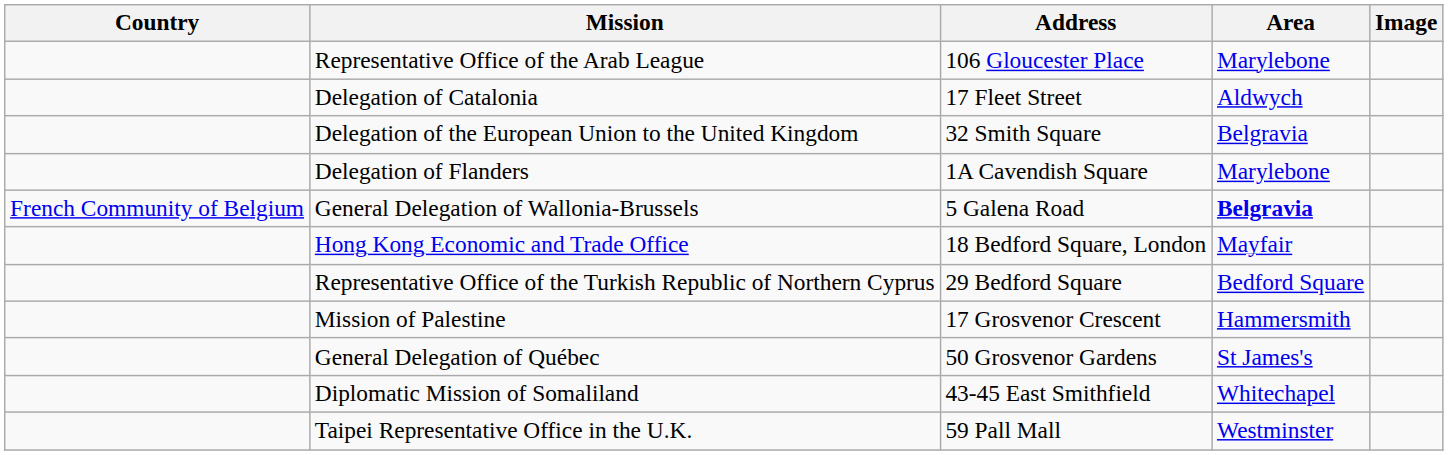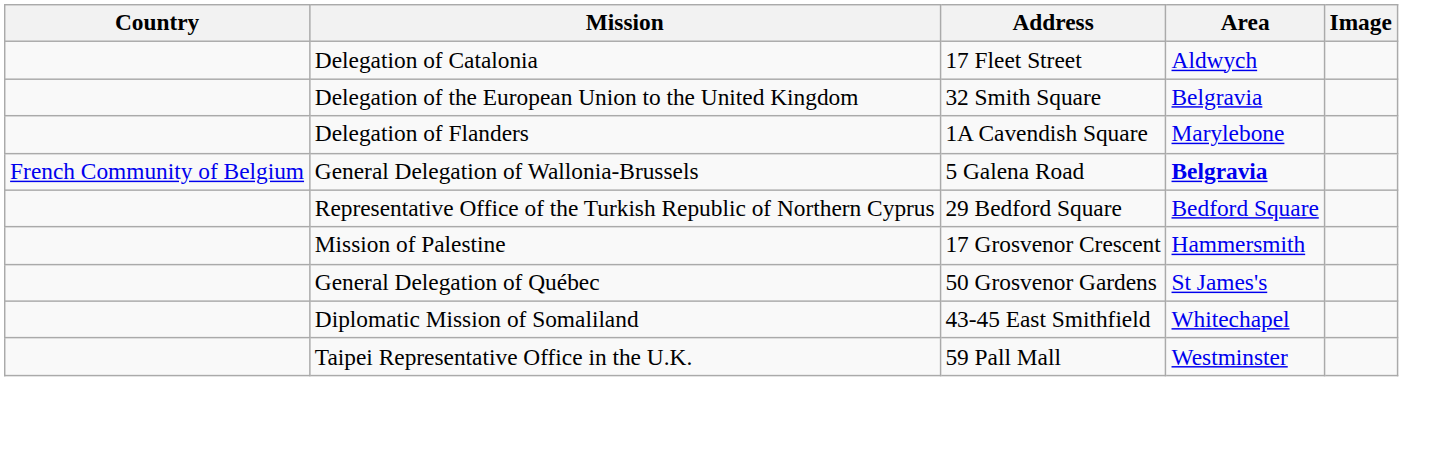- row: (510, 60)
- row: (502, 245)
